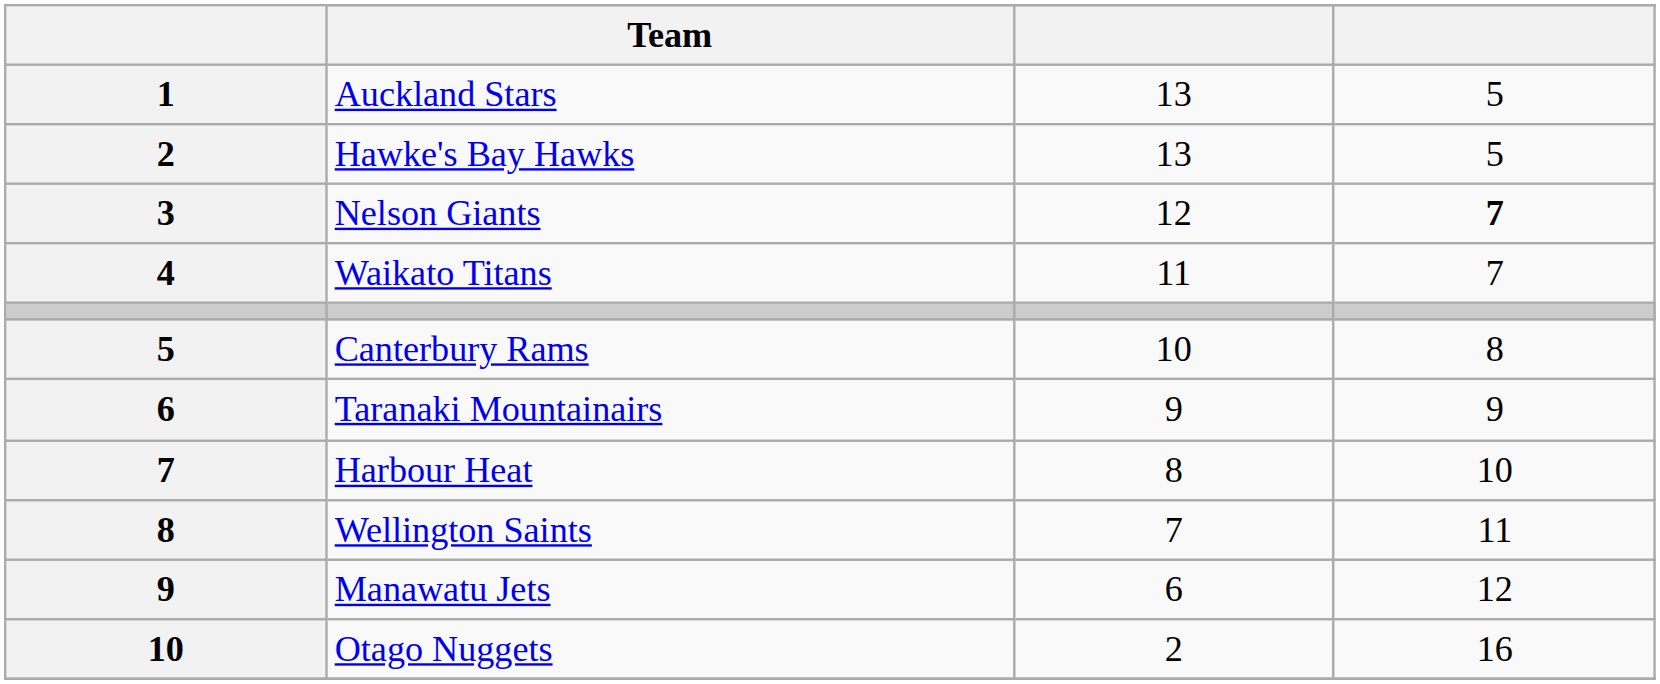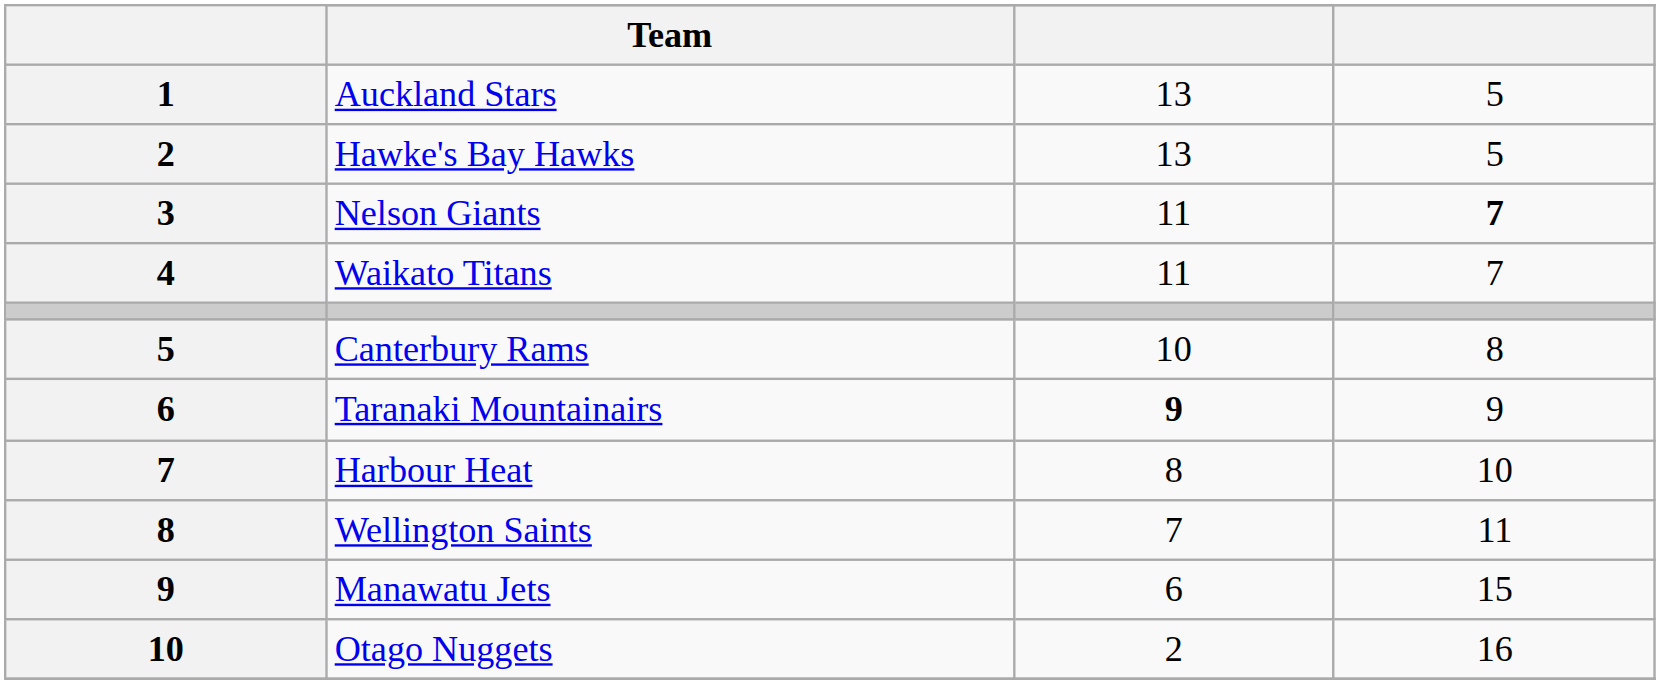(1174, 213) 12 -> (1174, 213) 11
(1174, 409) normal -> (1174, 409) bold
(1495, 588) 12 -> (1495, 588) 15
